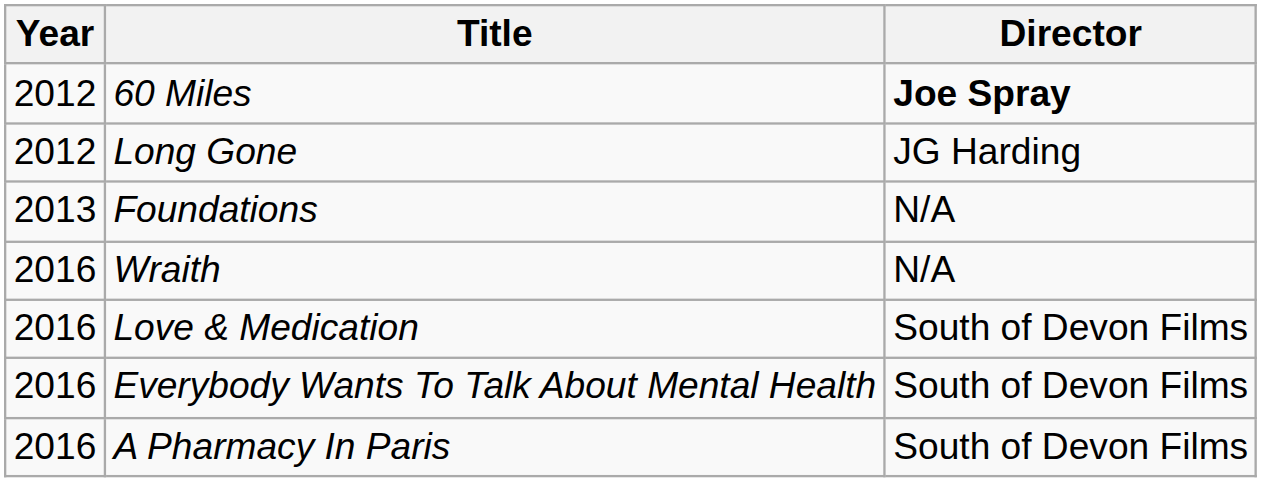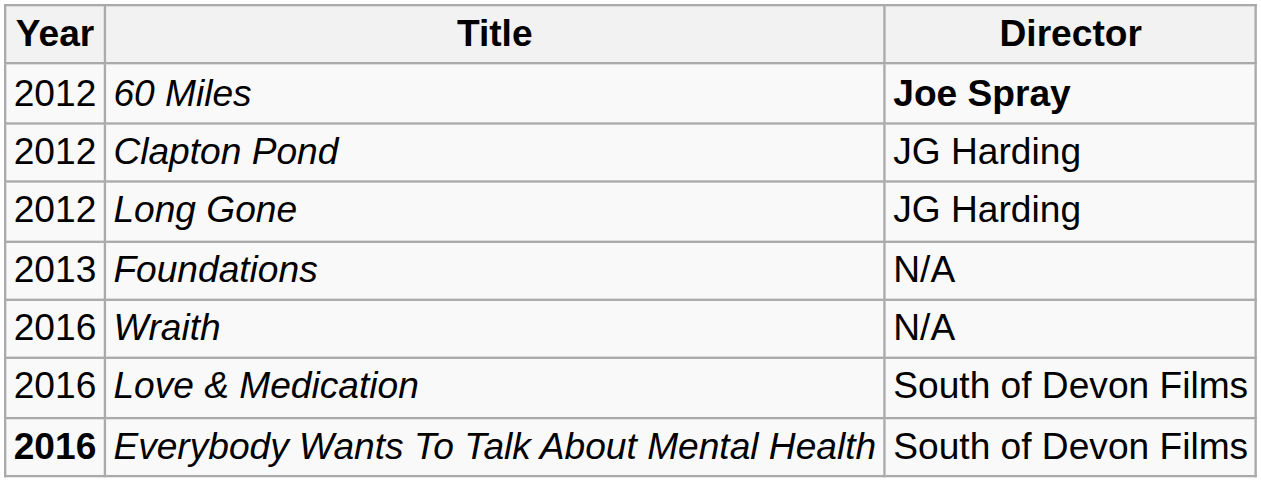+ row: (226, 151)
(55, 387) normal -> (55, 446) bold
- row: (282, 446)
